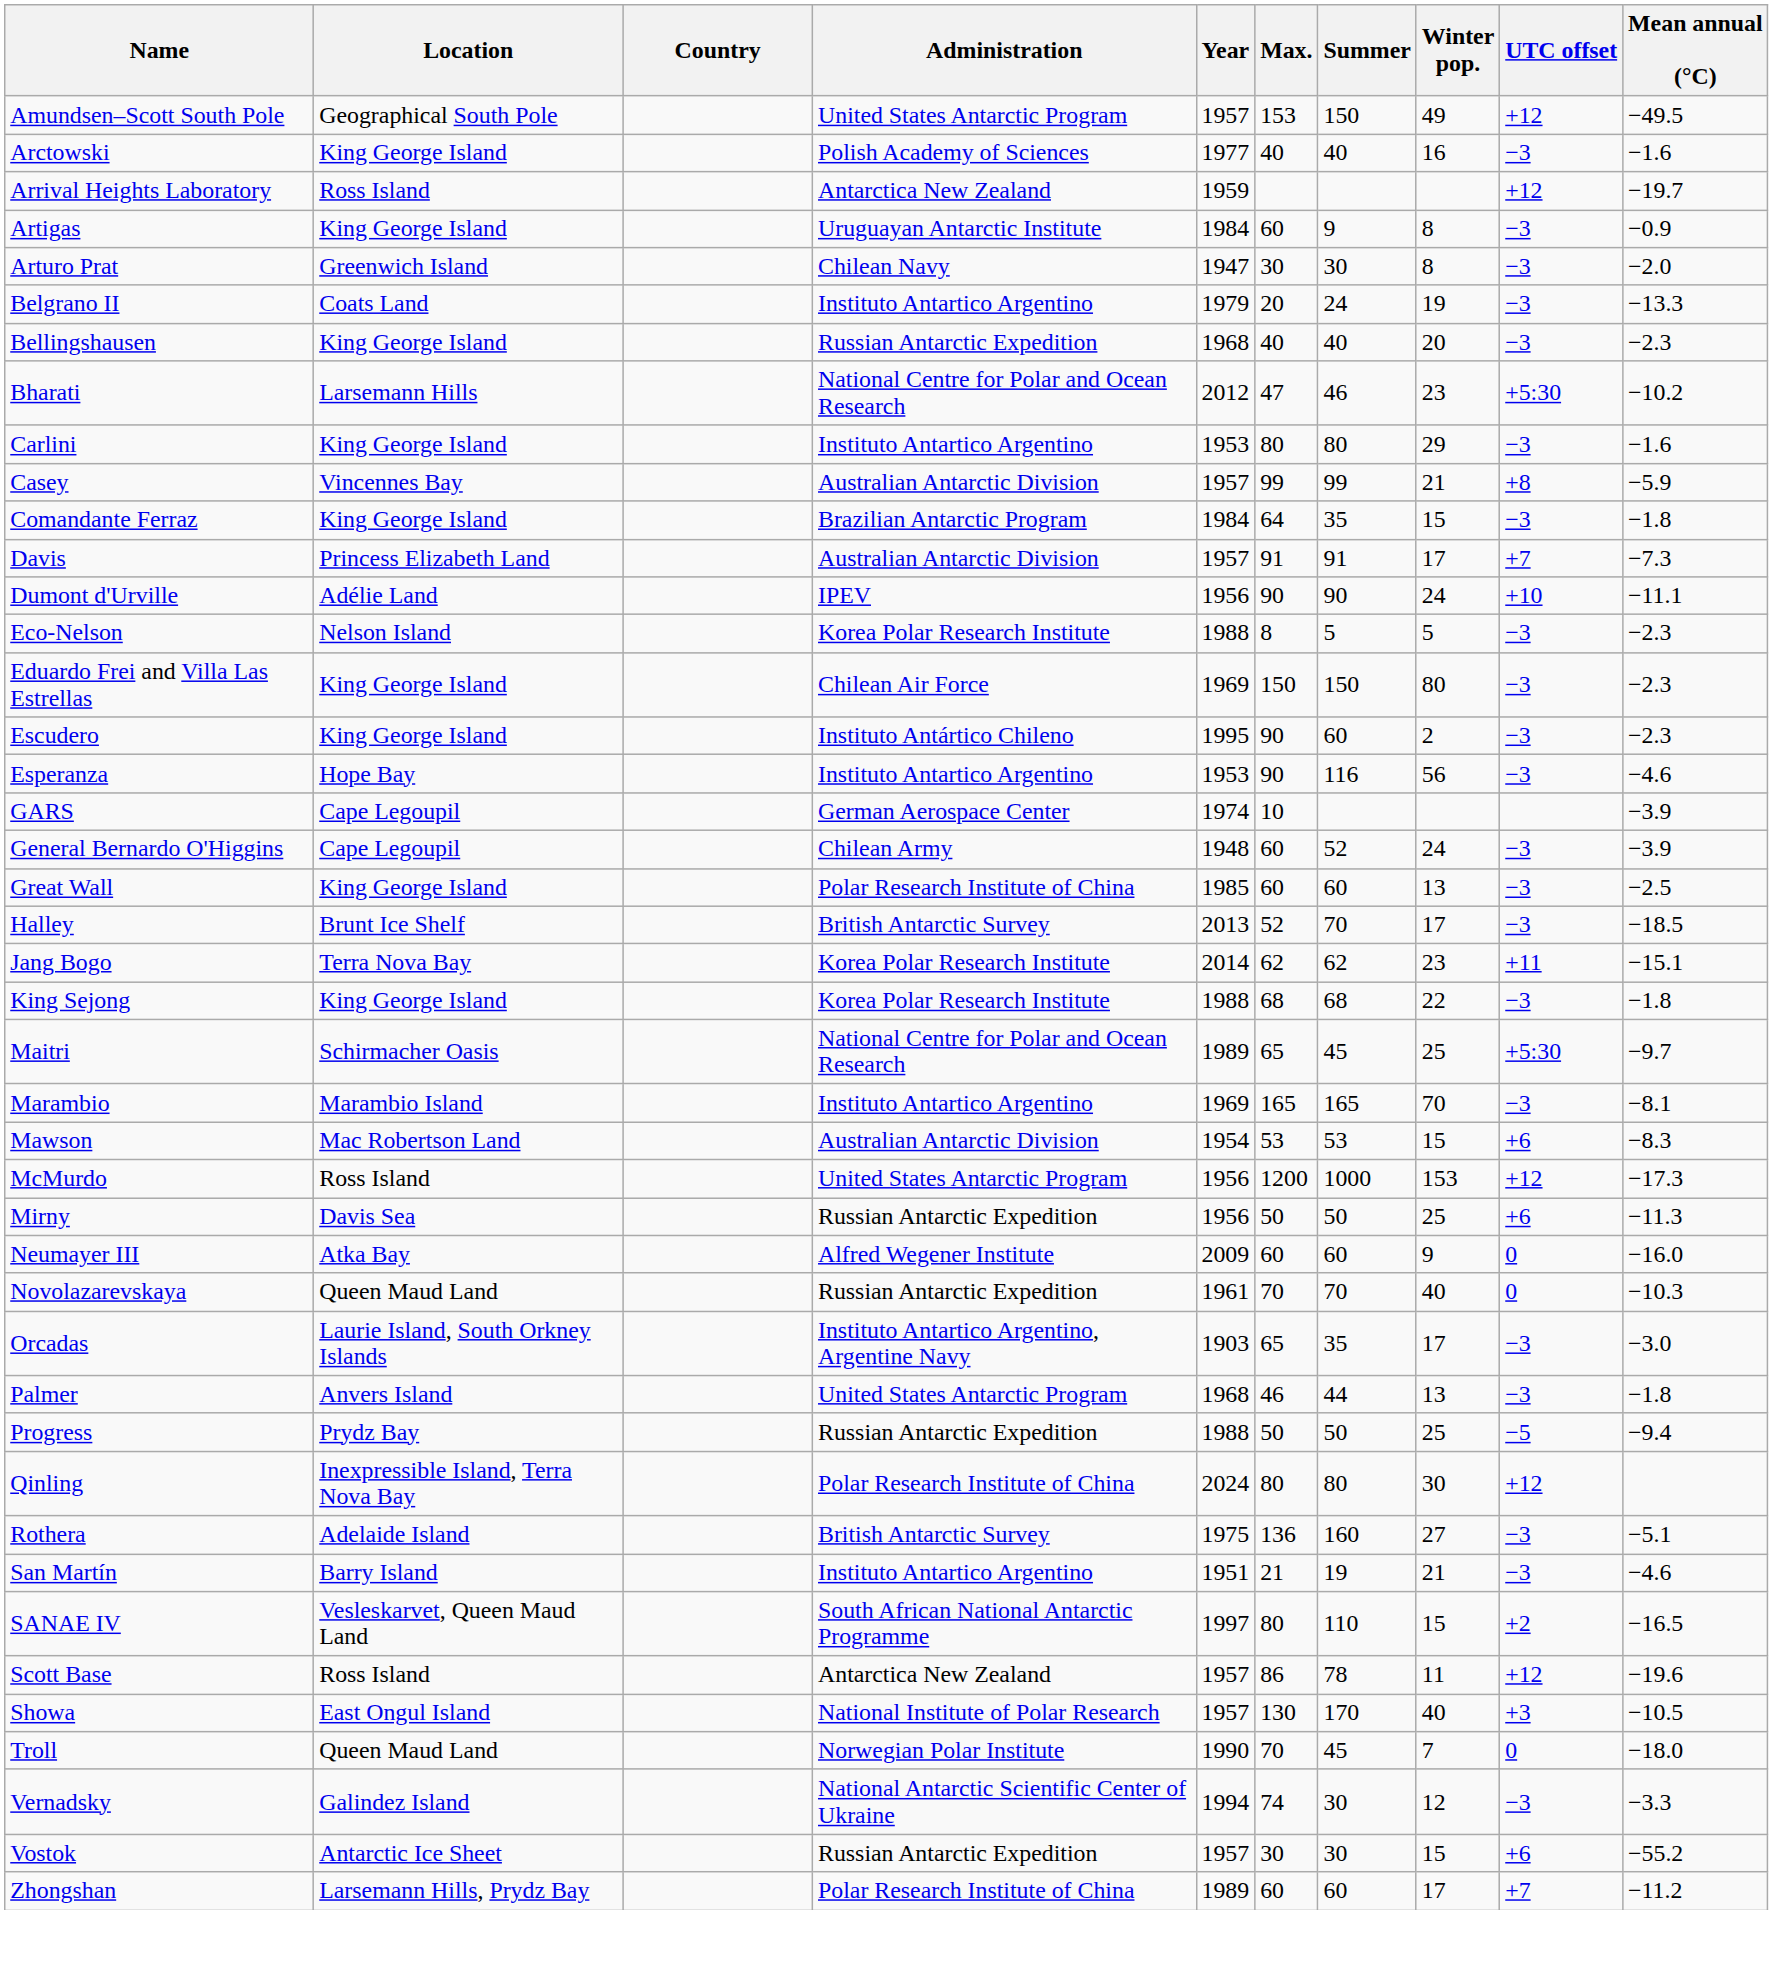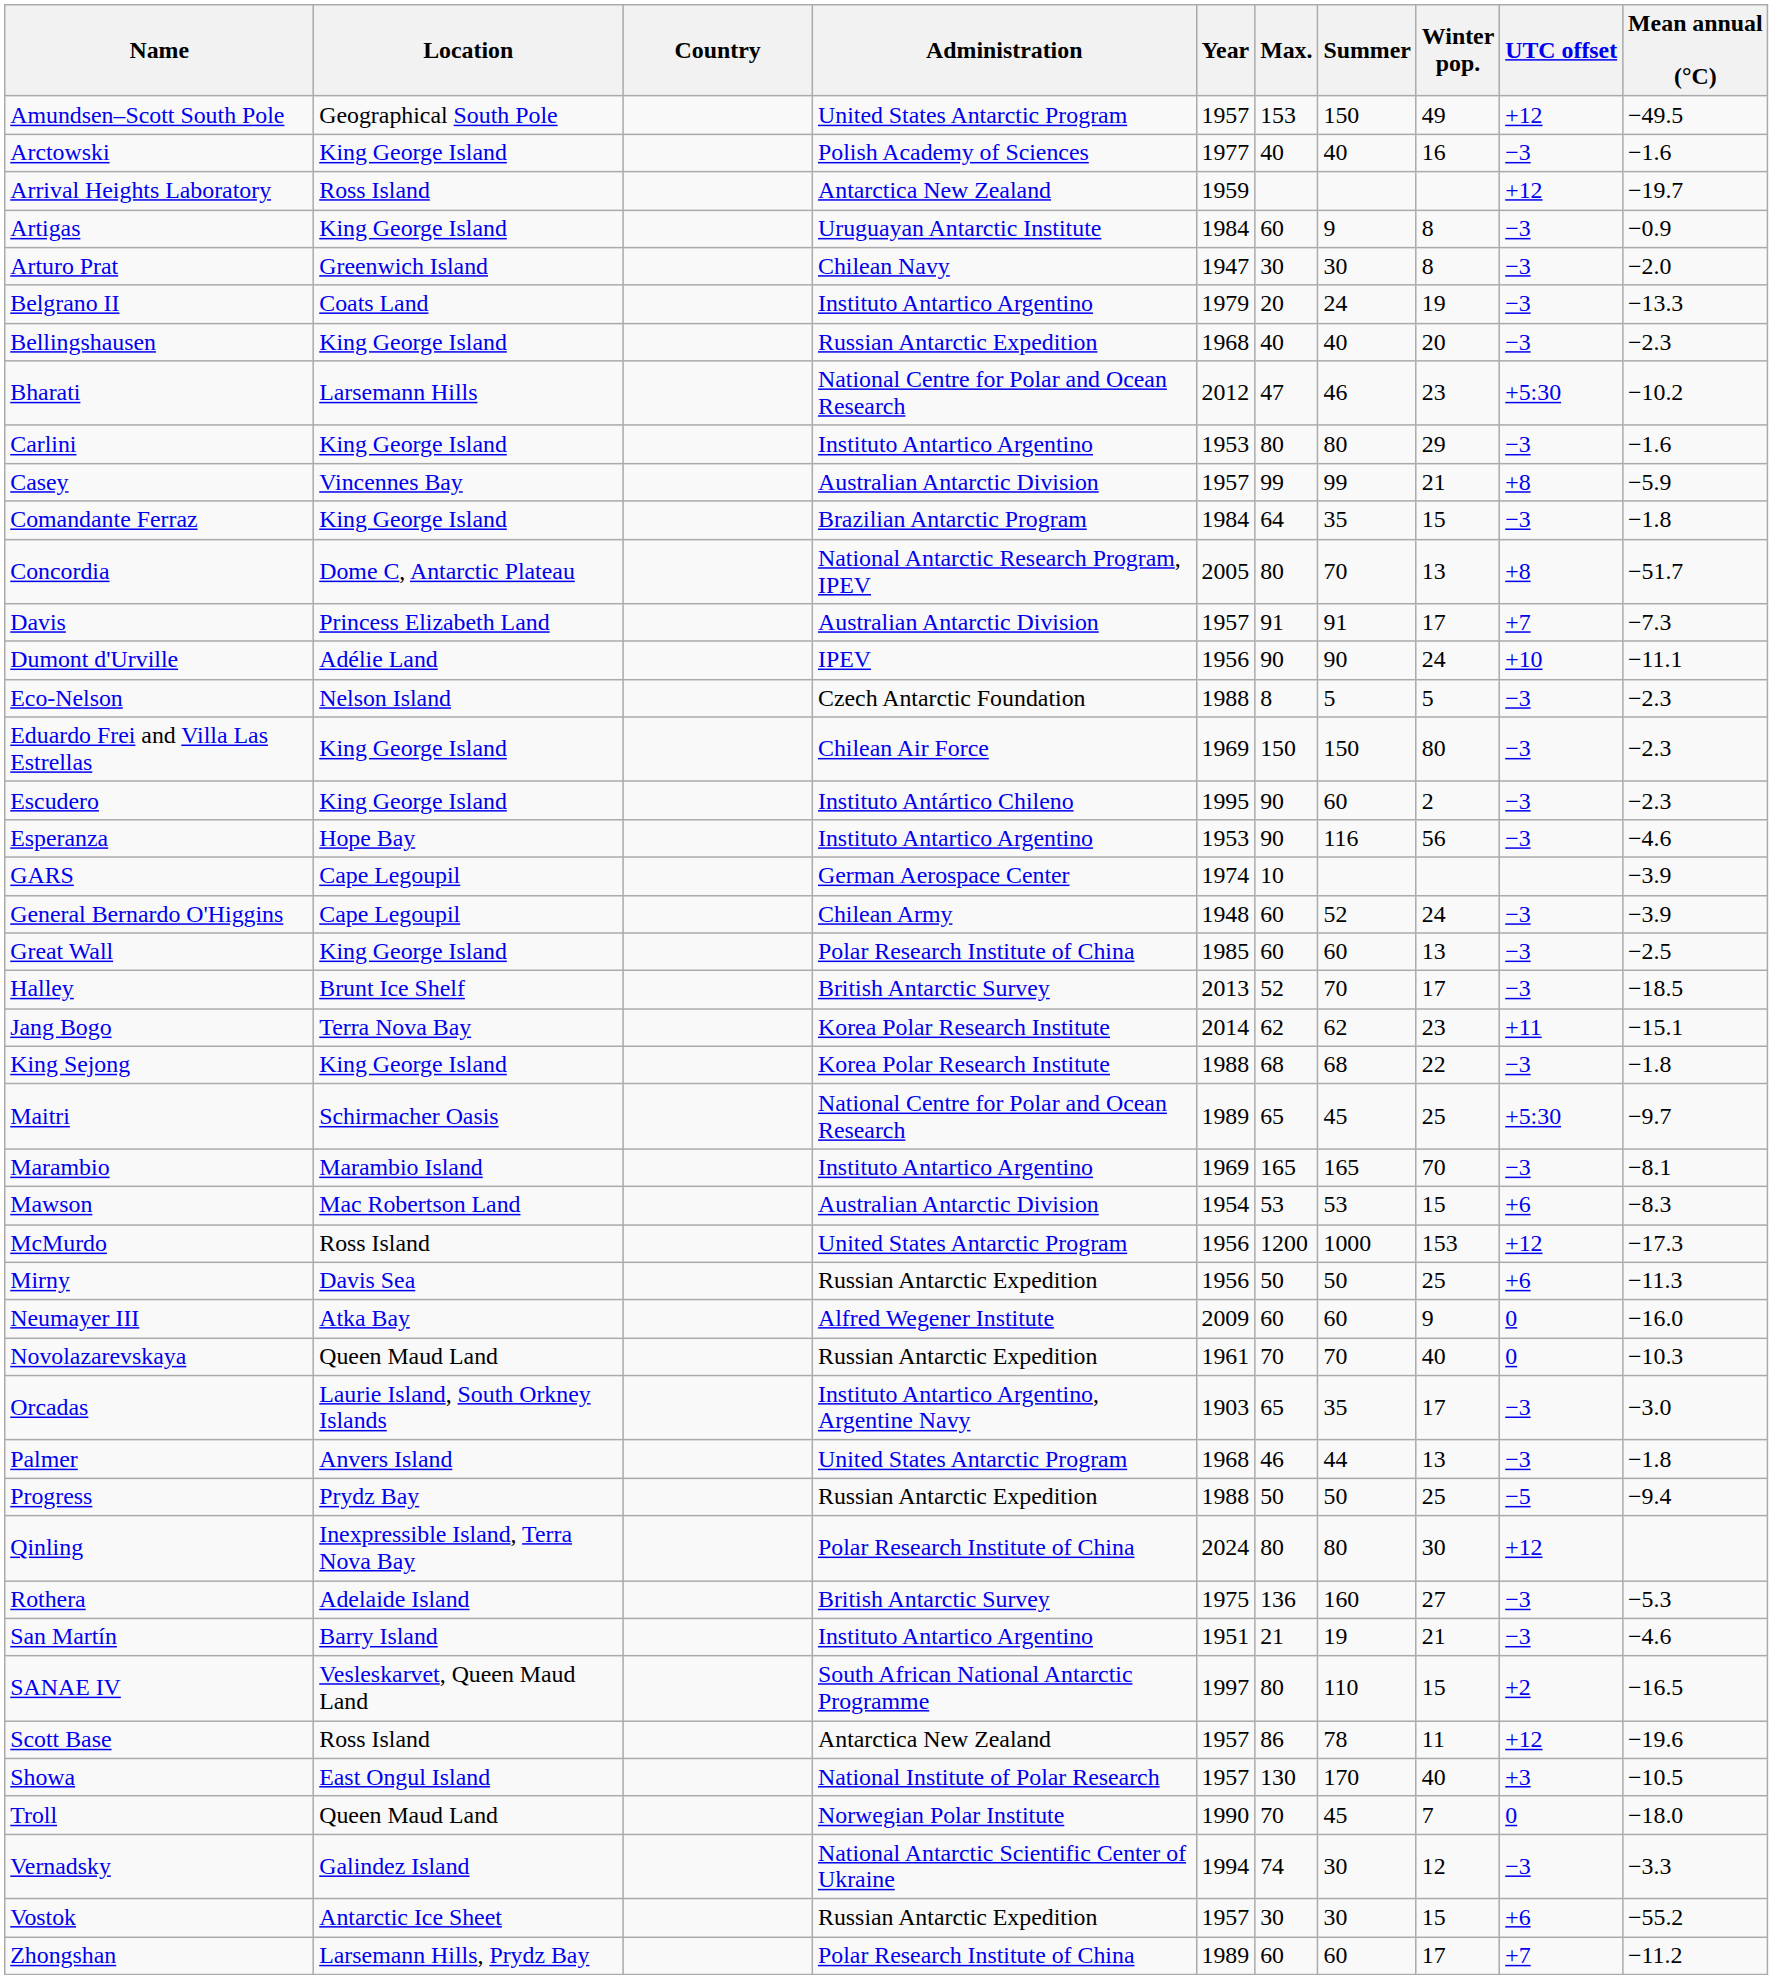+ row: (60, 570)
(964, 633) Korea Polar Research Institute -> (952, 697) Czech Antarctic Foundation
(1650, 1534) −5.1 -> (1650, 1599) −5.3
